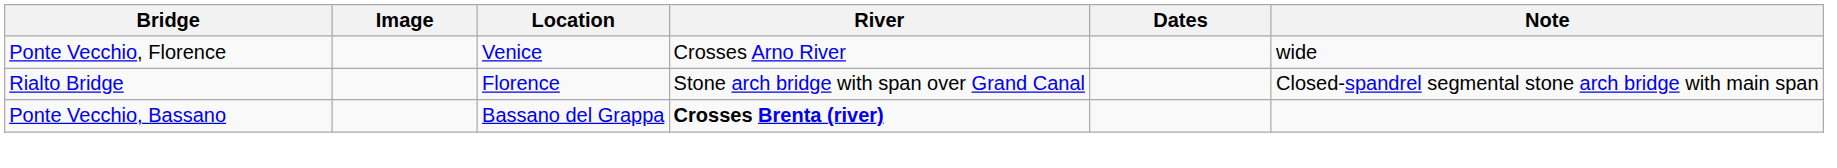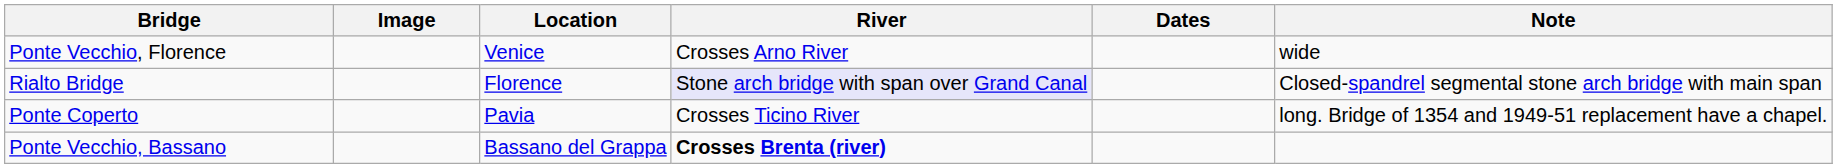(879, 83) no background -> (882, 83) lavender background
+ row: (74, 115)
